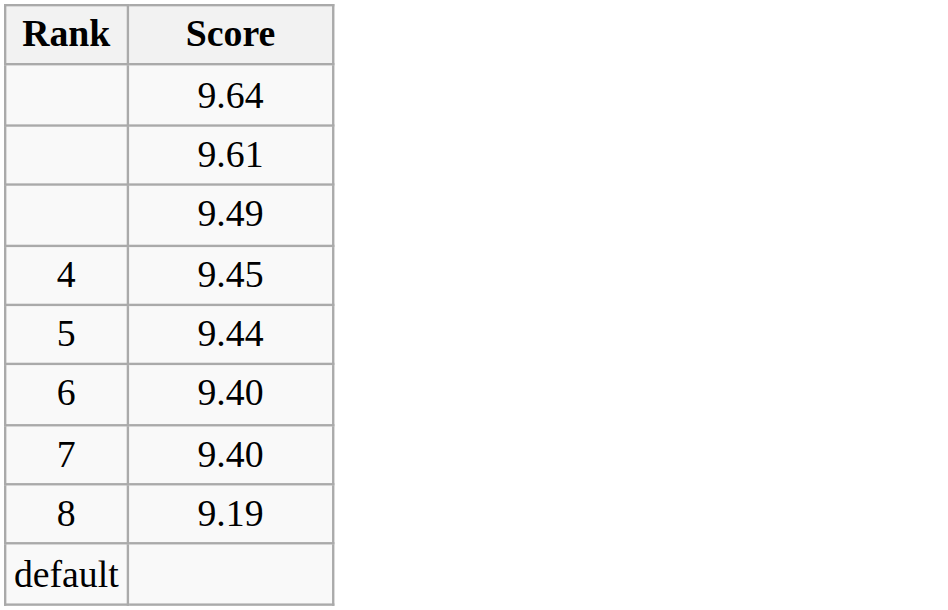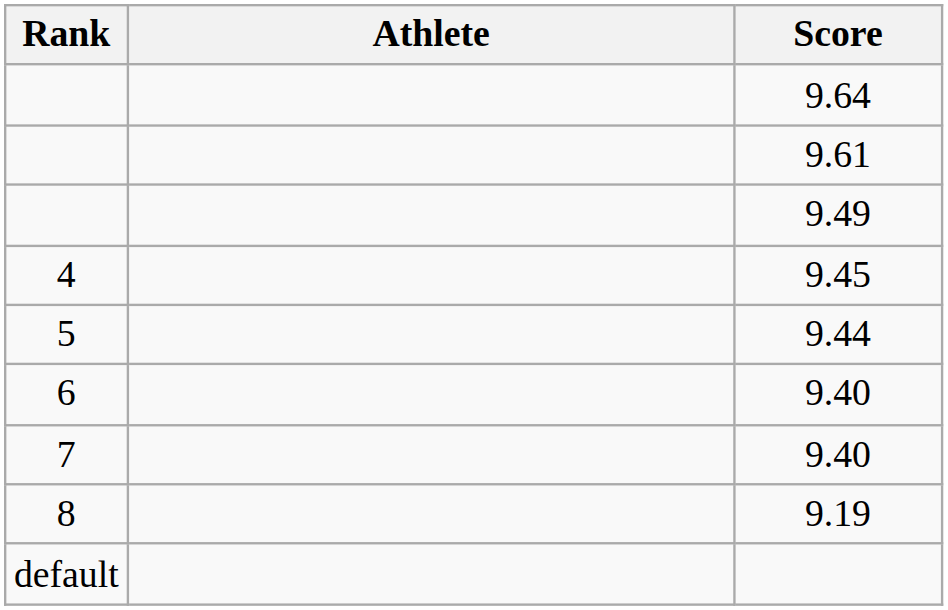+ column: (431, 34)
